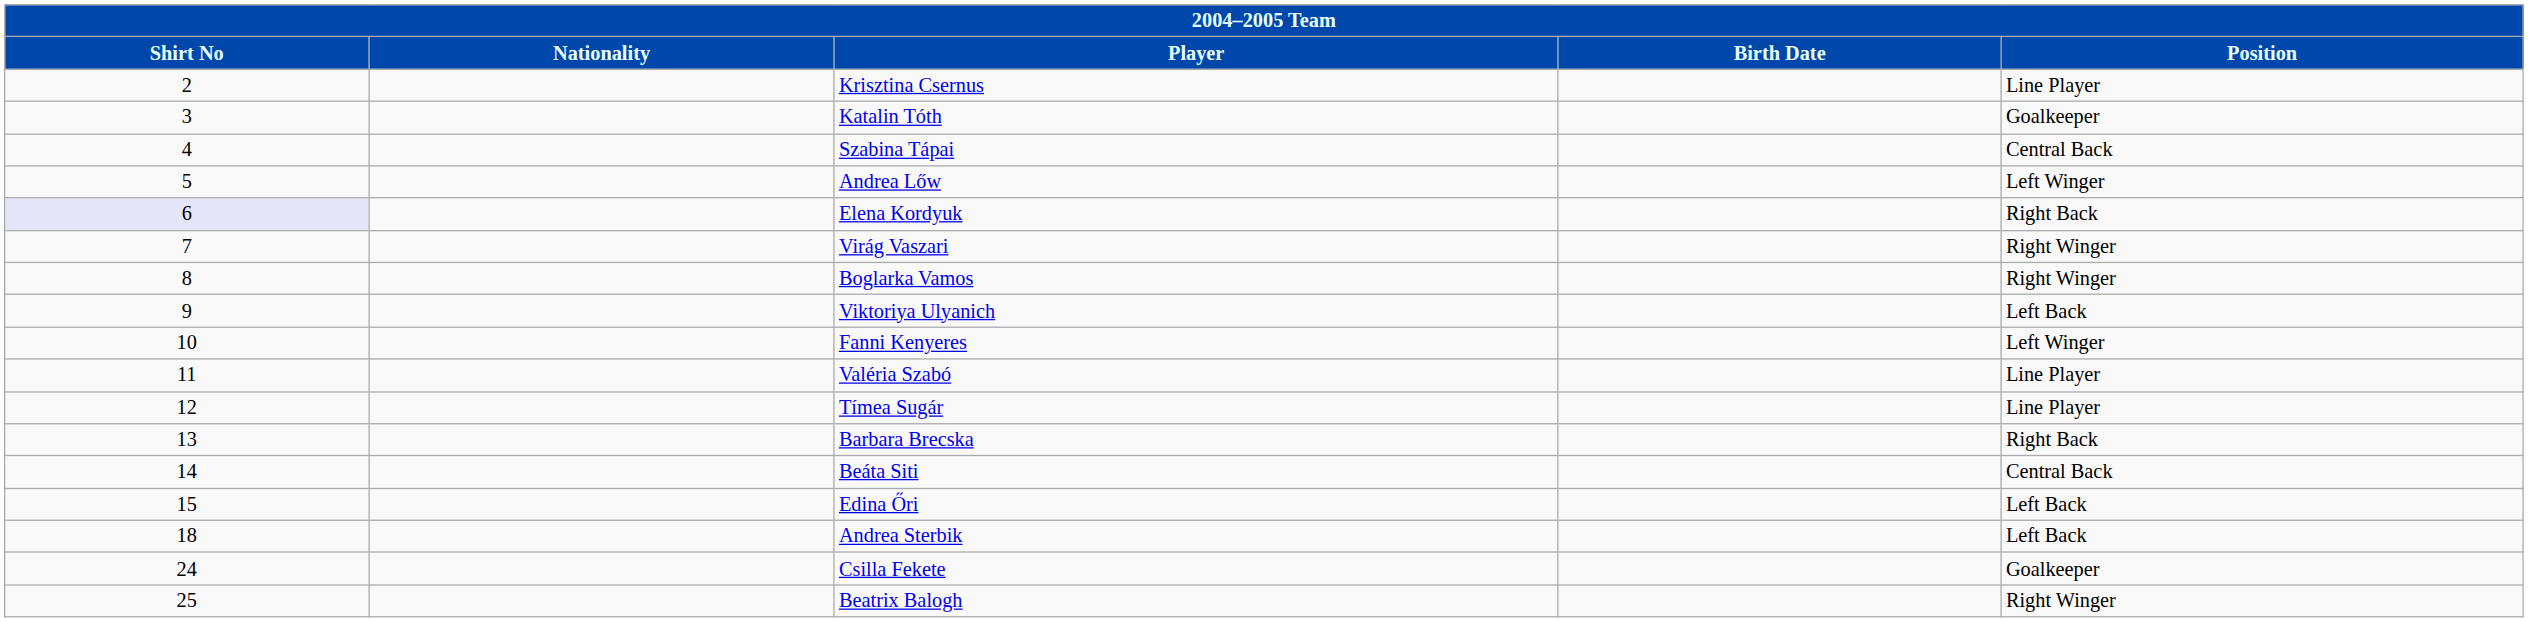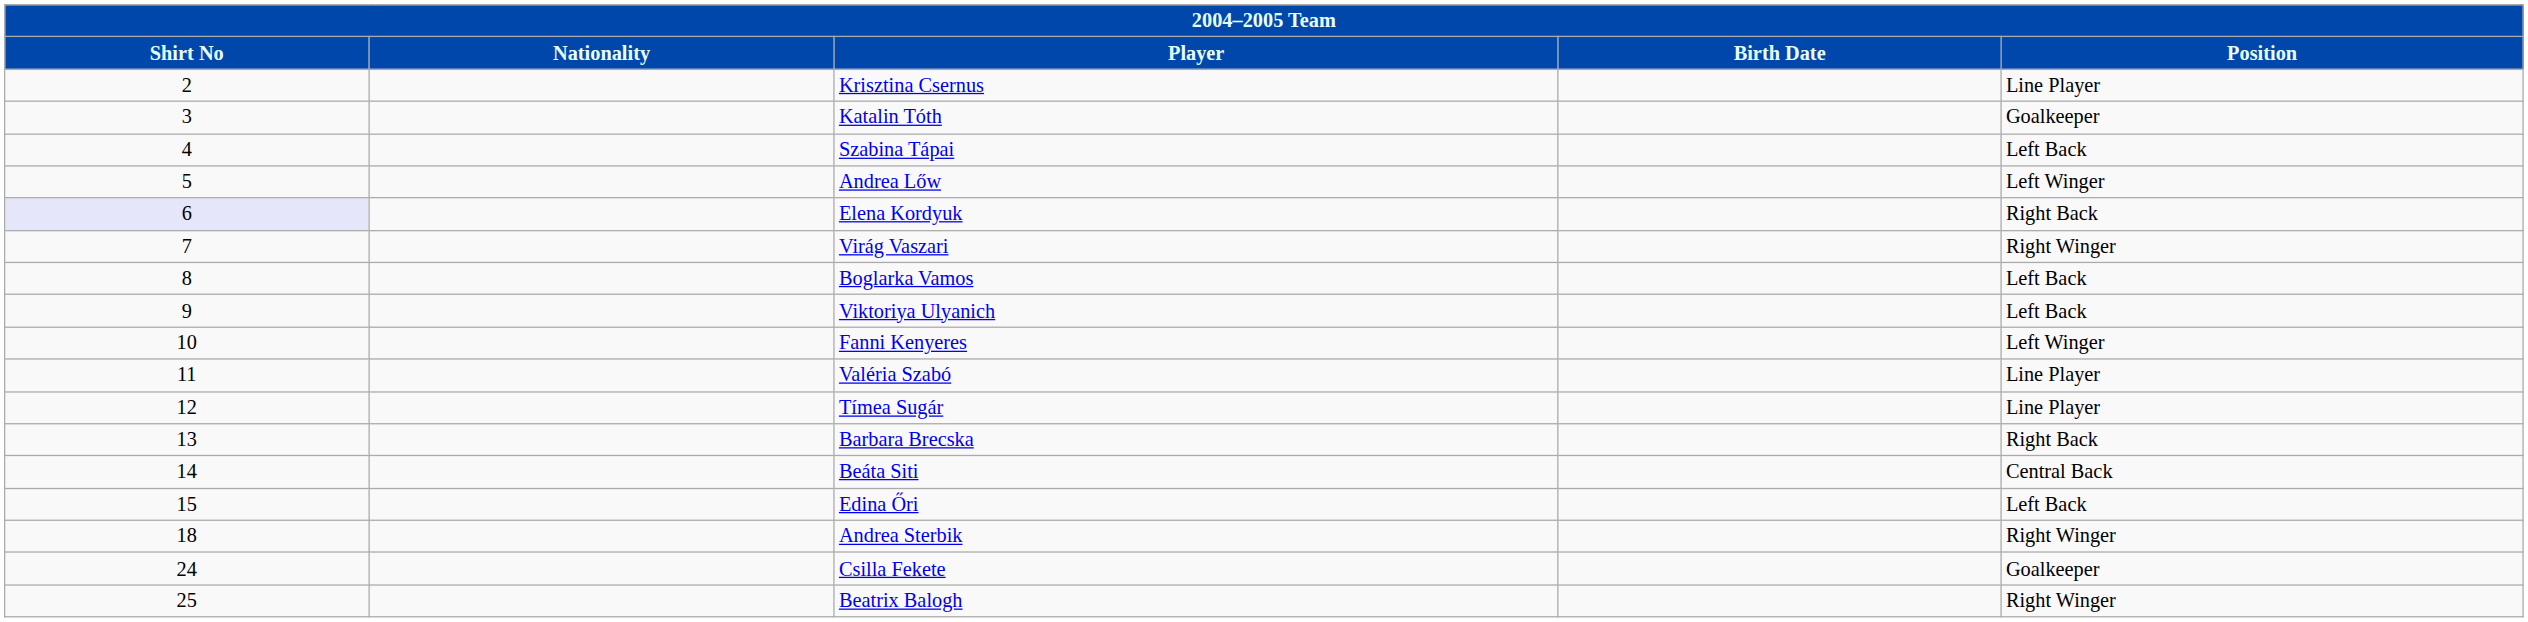(2059, 149) Central Back -> (2046, 149) Left Back
(2061, 278) Right Winger -> (2046, 278) Left Back
(2046, 536) Left Back -> (2061, 536) Right Winger
